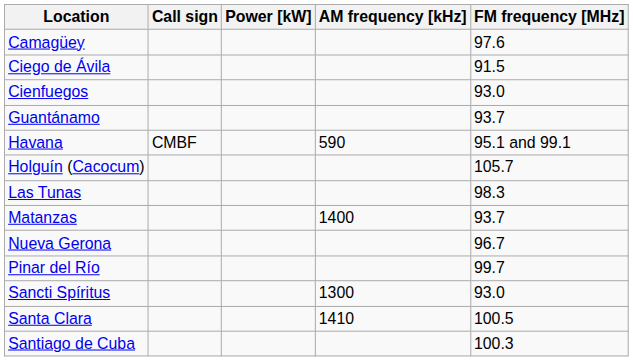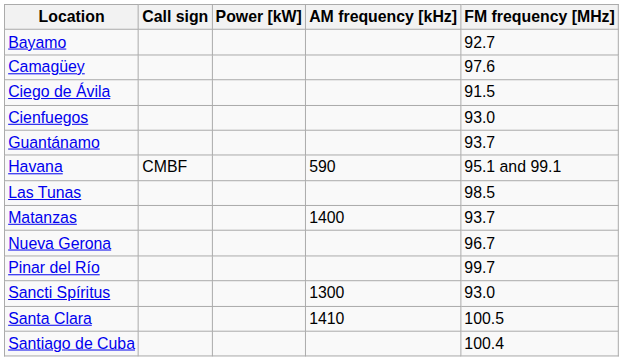+ row: (37, 42)
- row: (76, 167)
(489, 192) 98.3 -> (480, 192) 98.5
(494, 343) 100.3 -> (484, 343) 100.4
